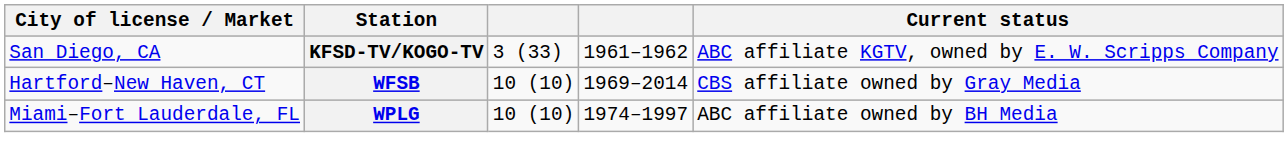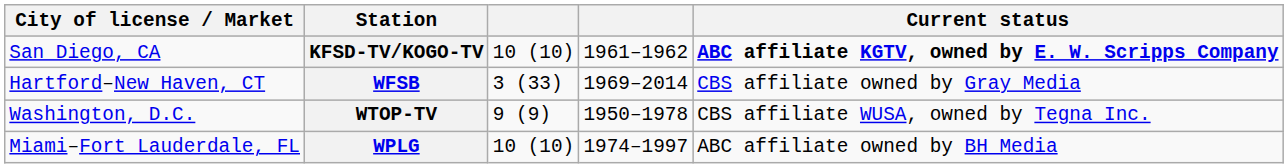(528, 52) 3 (33) -> (533, 52) 10 (10)
(988, 52) normal -> (988, 52) bold
(533, 84) 10 (10) -> (528, 84) 3 (33)
+ row: (396, 115)
